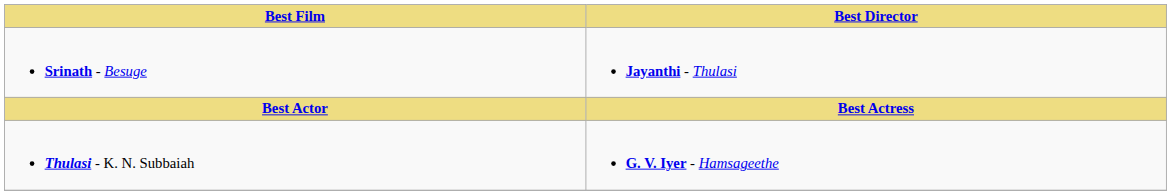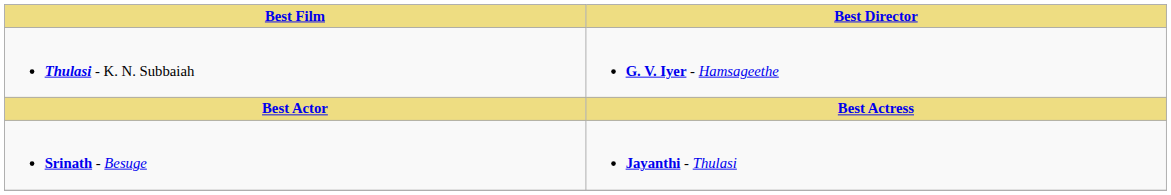rows swapped: (295, 163) <-> (295, 71)
